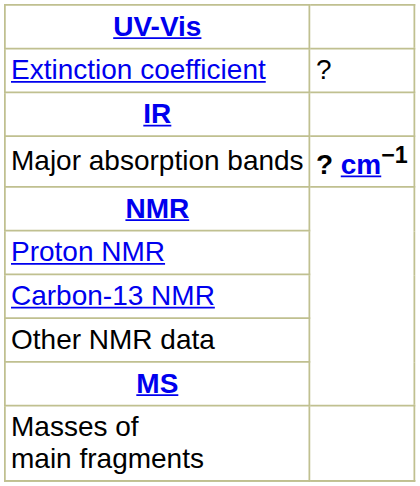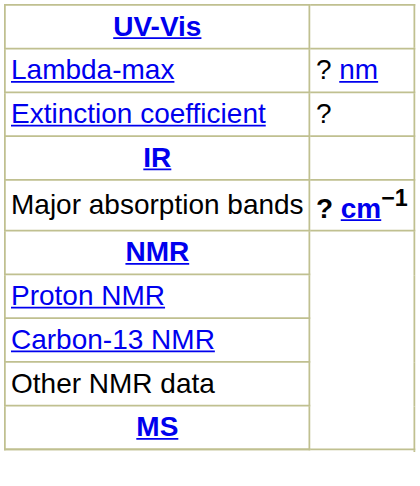+ row: (93, 70)
- row: (107, 443)
